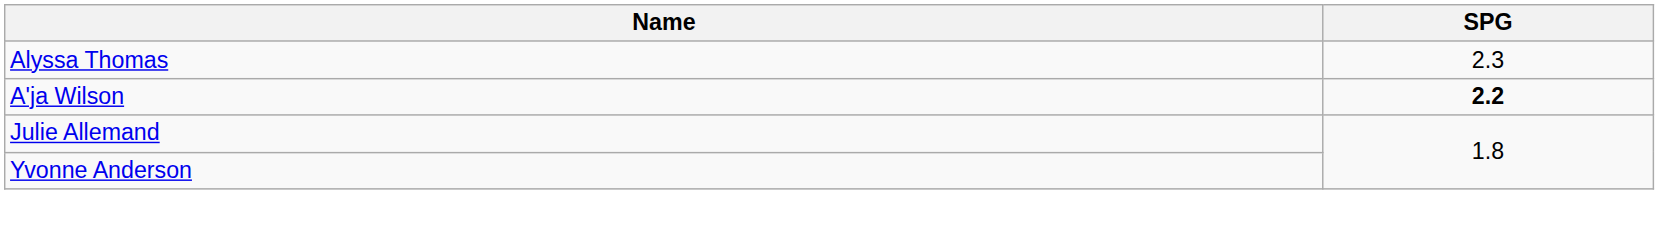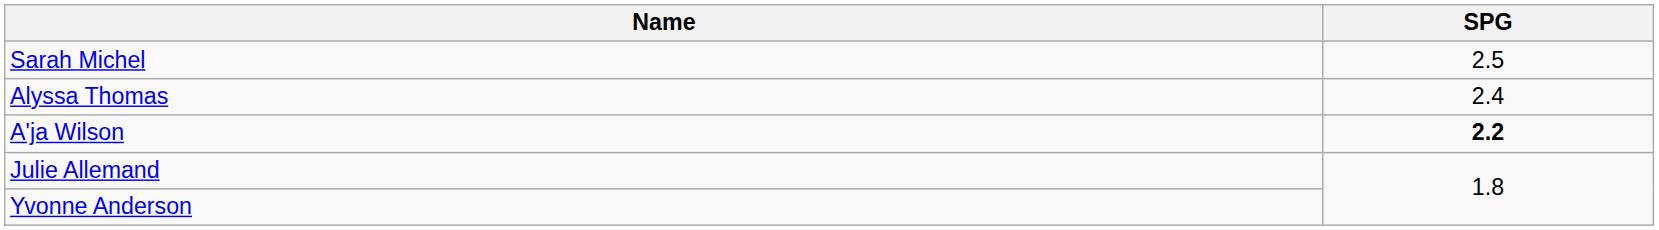+ row: (78, 59)
(1488, 59) 2.3 -> (1488, 96) 2.4
